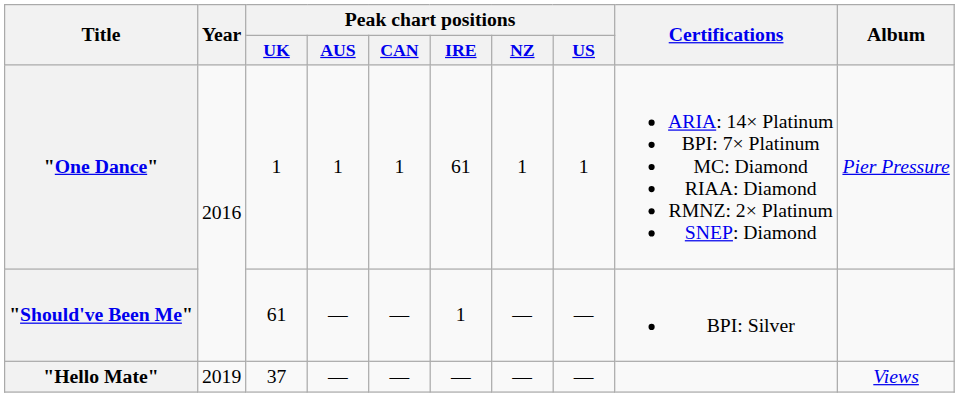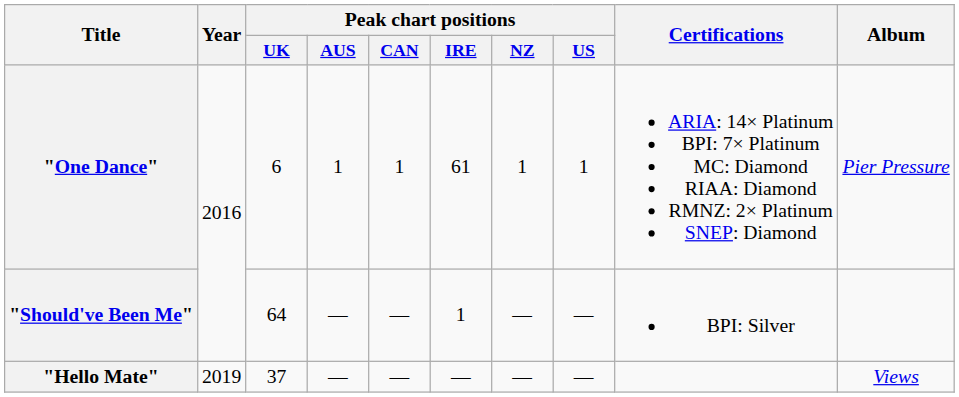(277, 166) 1 -> (277, 166) 6
(277, 314) 61 -> (277, 314) 64
